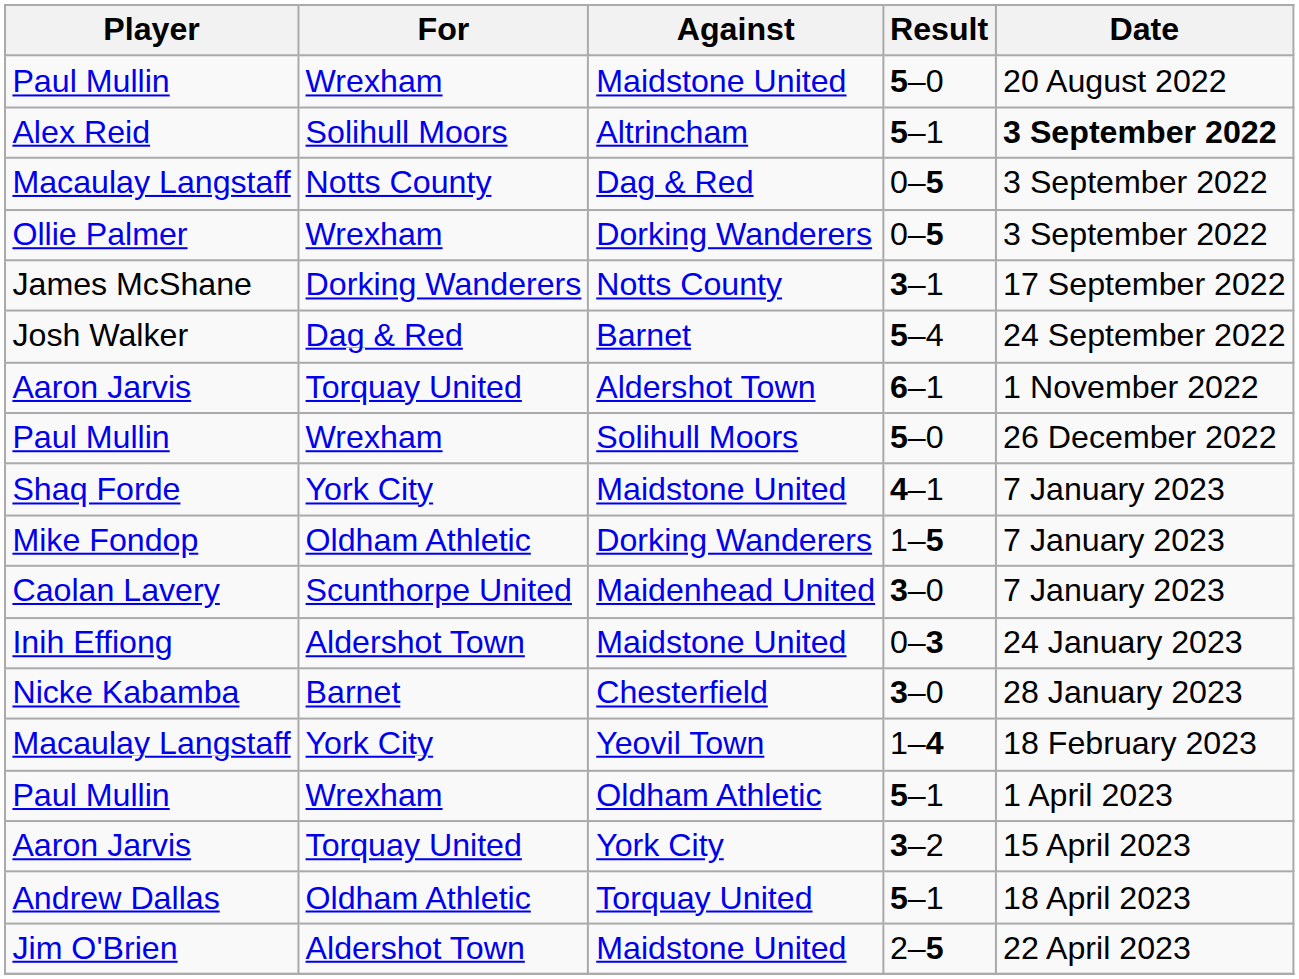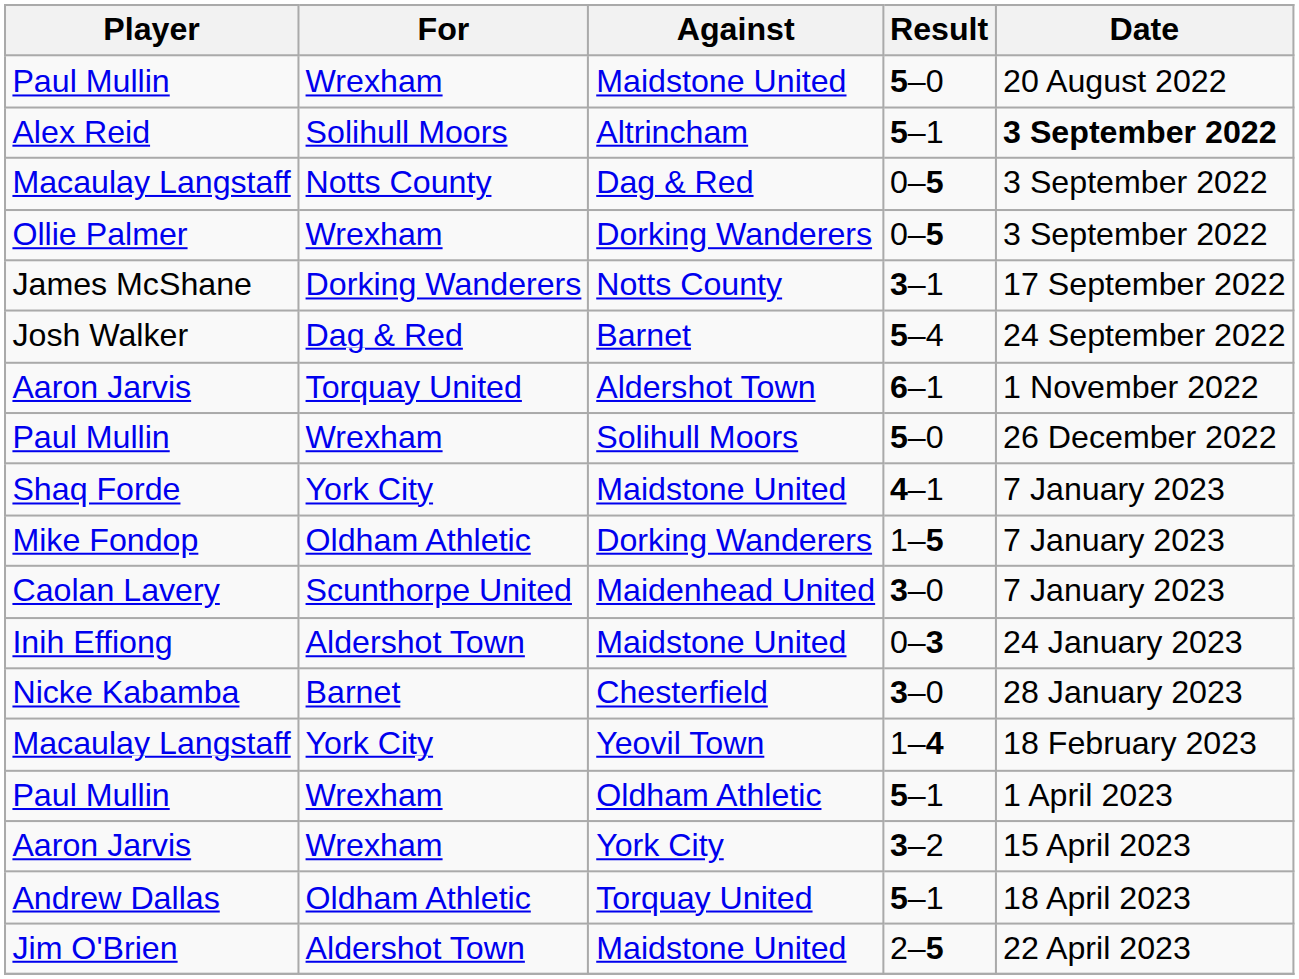(414, 846) Torquay United -> (374, 846) Wrexham
